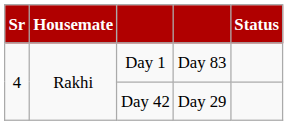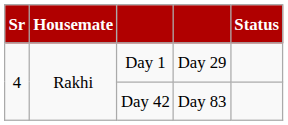(202, 62) Day 83 -> (202, 62) Day 29
(202, 101) Day 29 -> (202, 101) Day 83
